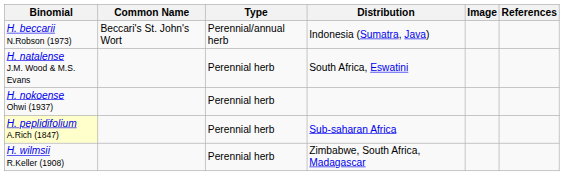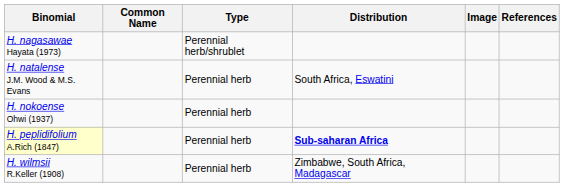- row: (39, 34)
+ row: (39, 46)
(353, 129) normal -> (341, 140) bold
